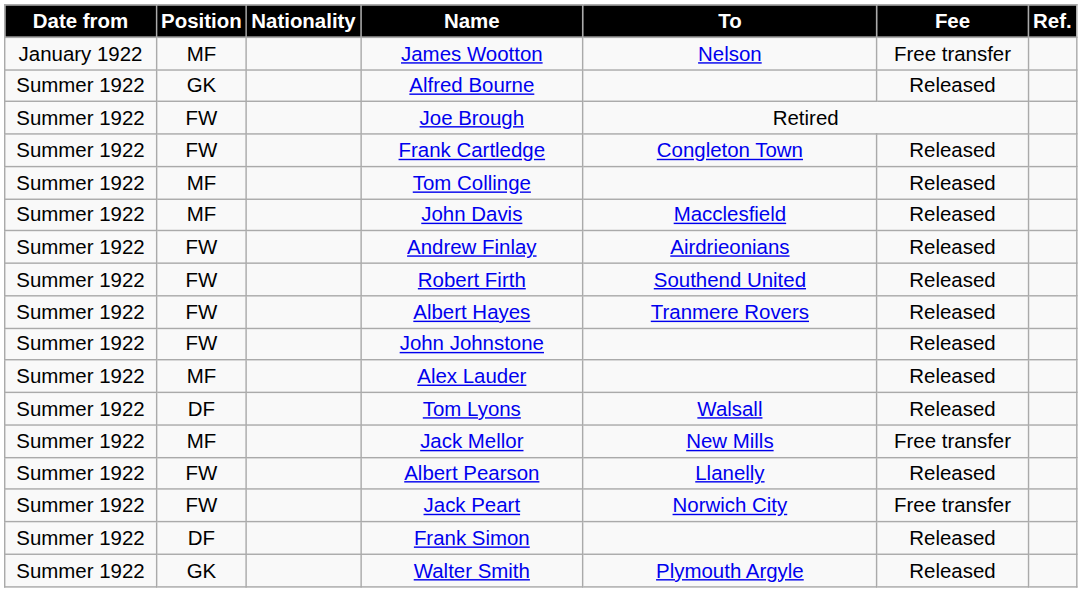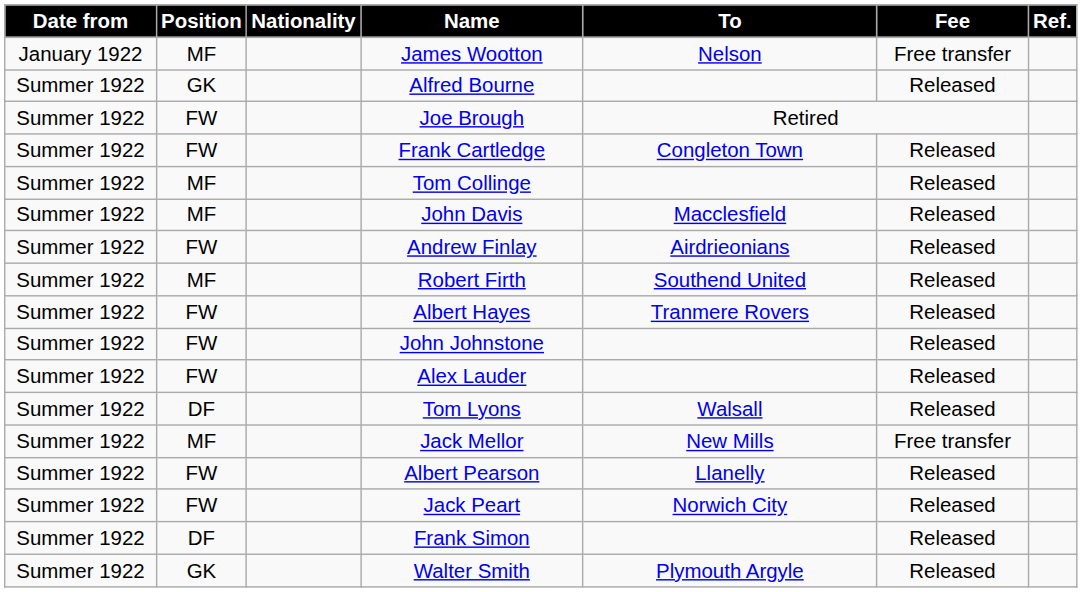(201, 280) FW -> (201, 280) MF
(201, 377) MF -> (201, 377) FW
(952, 506) Free transfer -> (952, 506) Released
